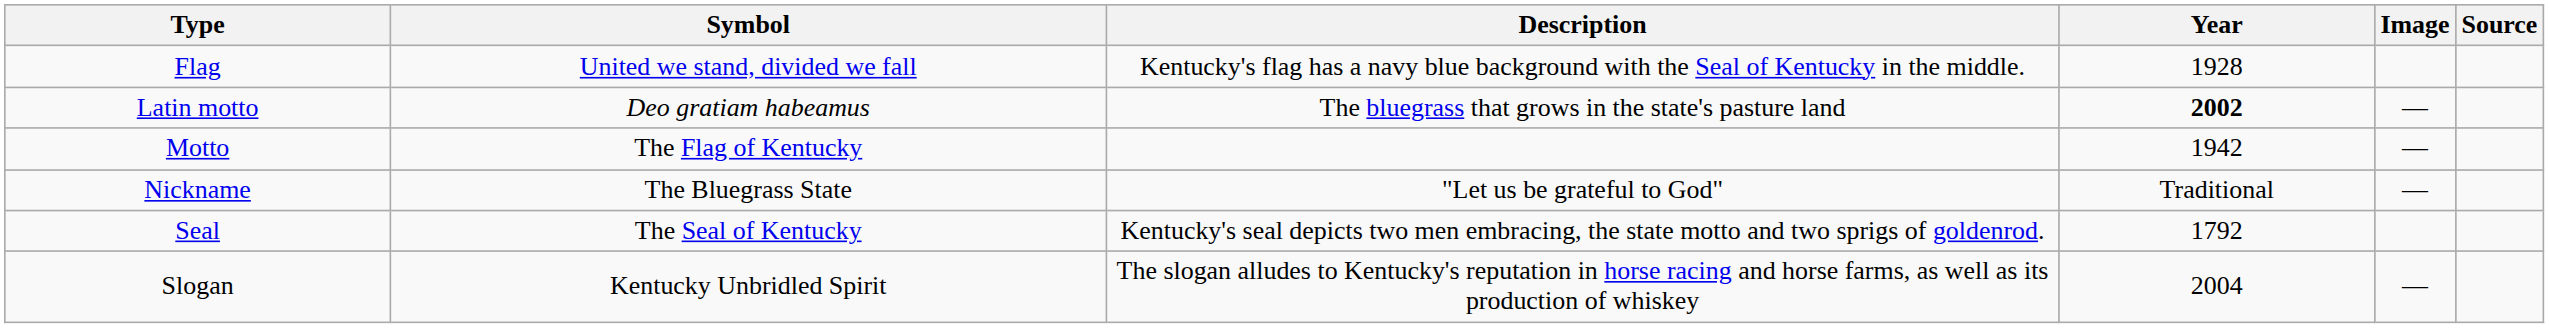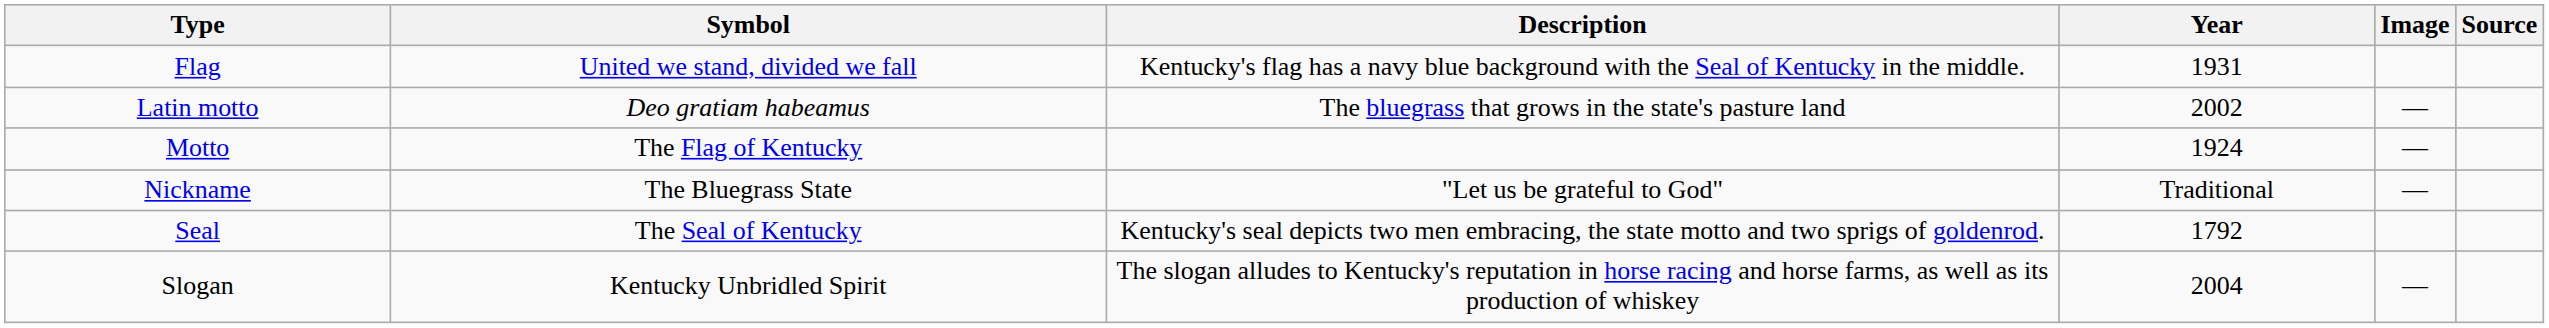(2217, 66) 1928 -> (2217, 66) 1931
(2217, 107) bold -> (2217, 107) normal
(2217, 148) 1942 -> (2217, 148) 1924
